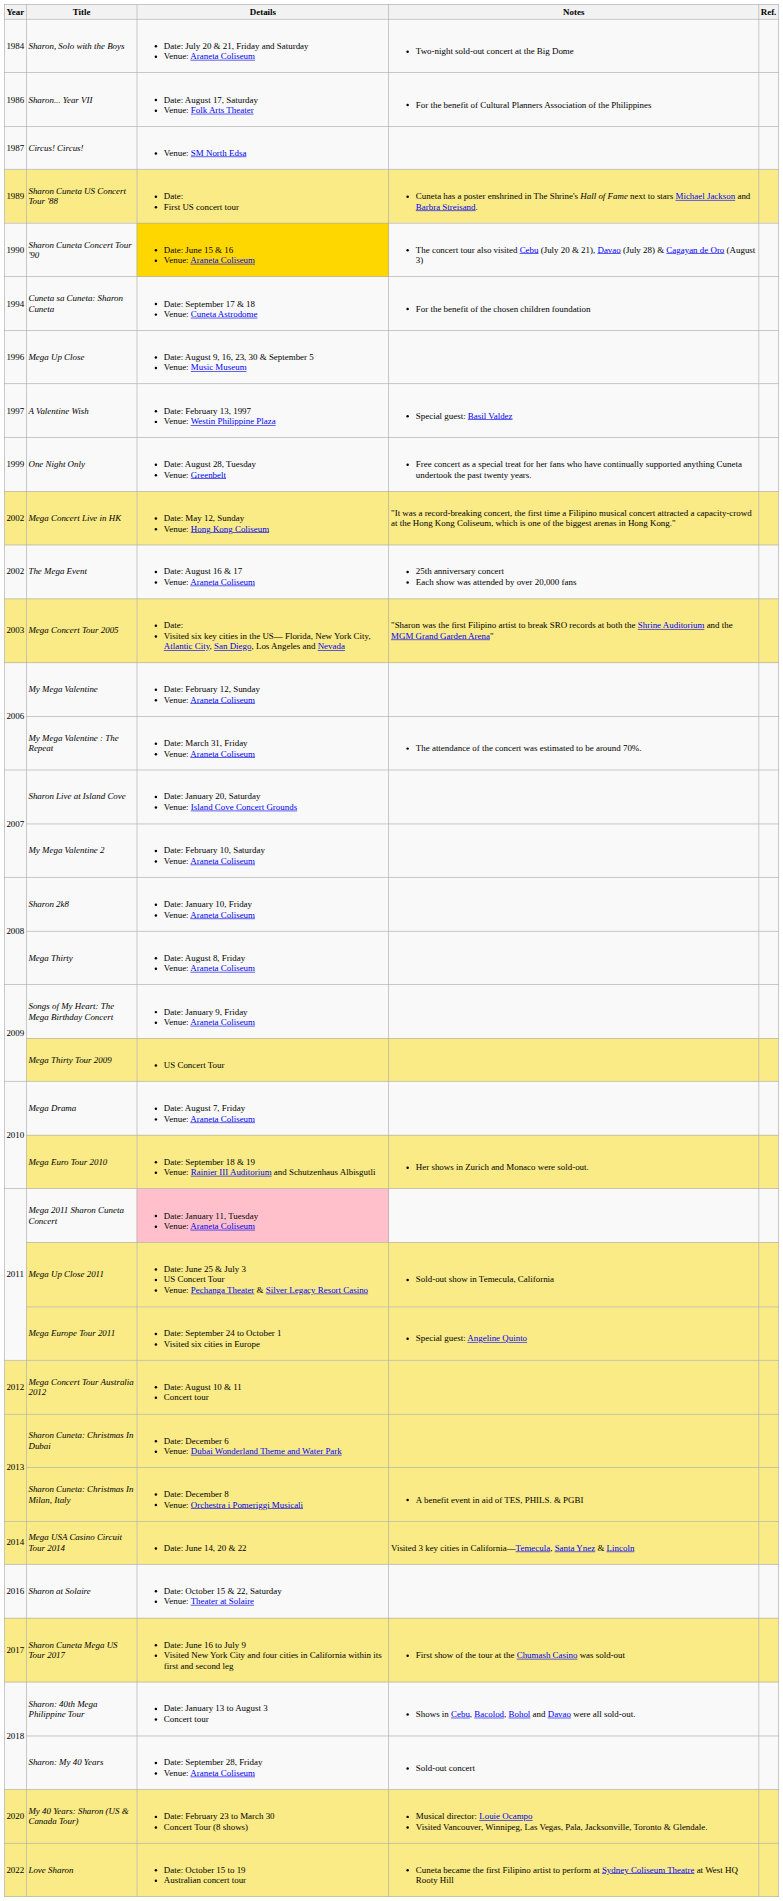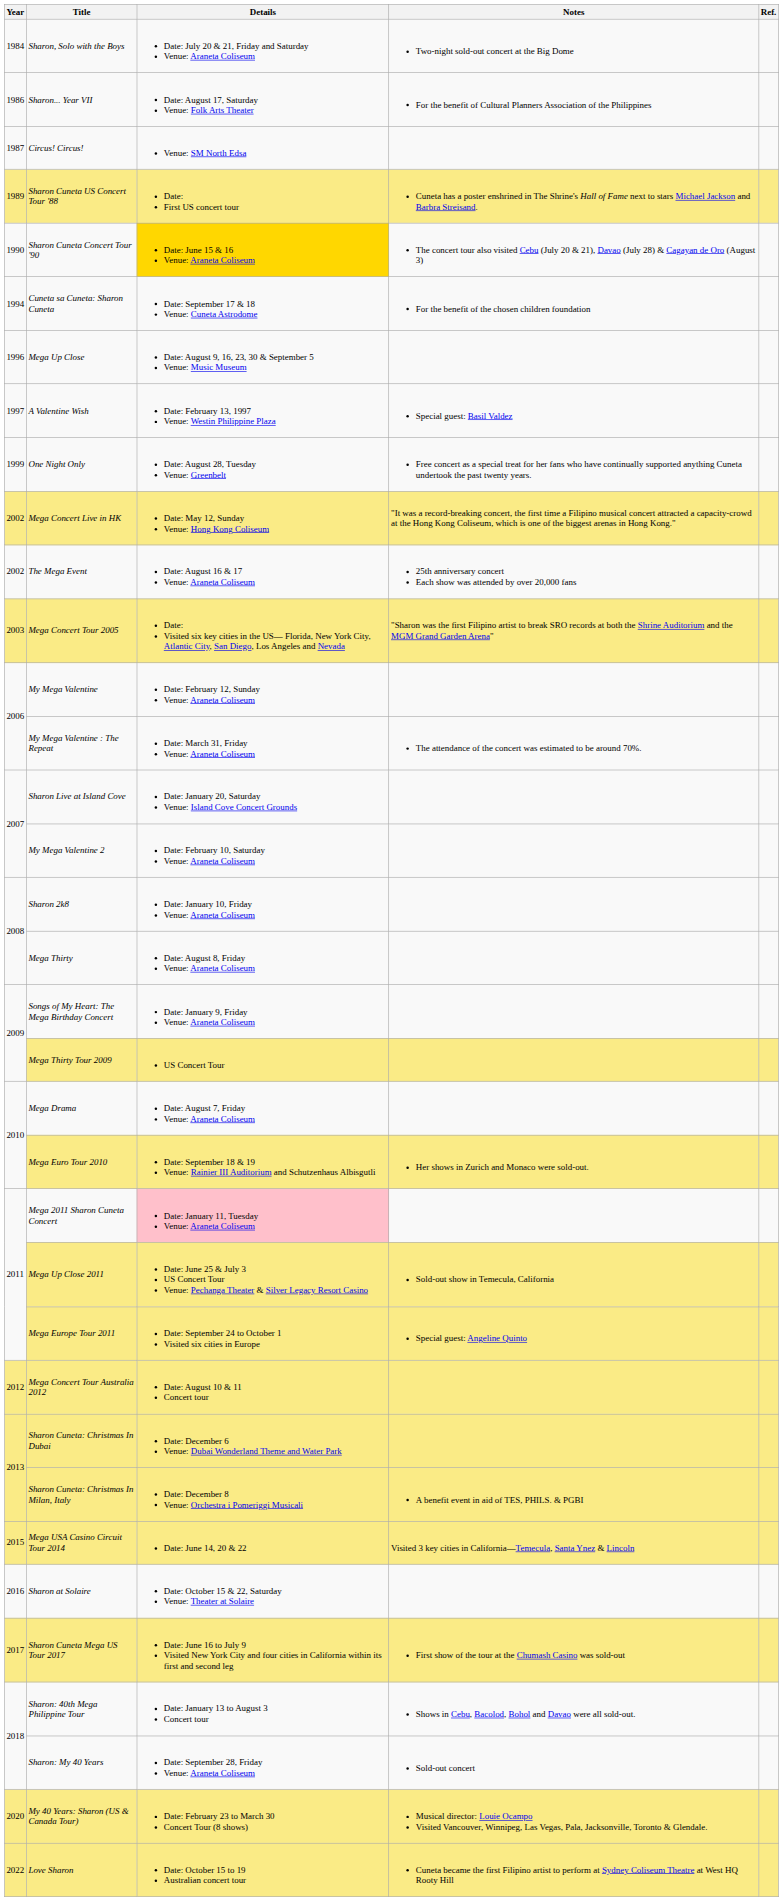(15, 1543) 2014 -> (15, 1543) 2015
